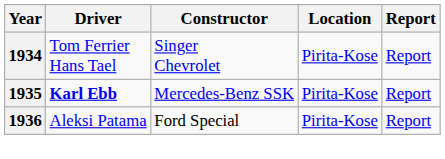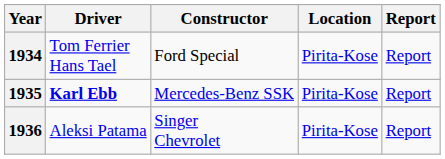(187, 55) Singer Chevrolet -> (197, 55) Ford Special
(197, 120) Ford Special -> (187, 130) Singer Chevrolet
